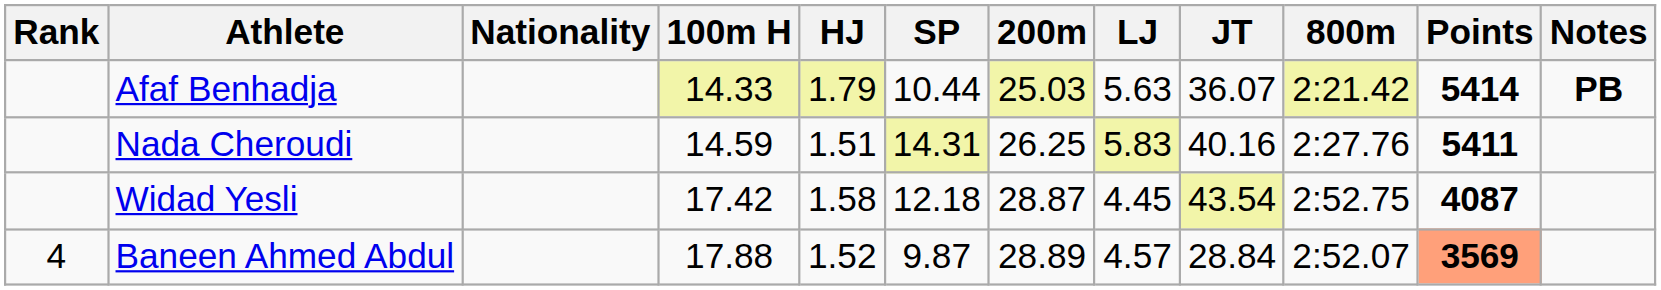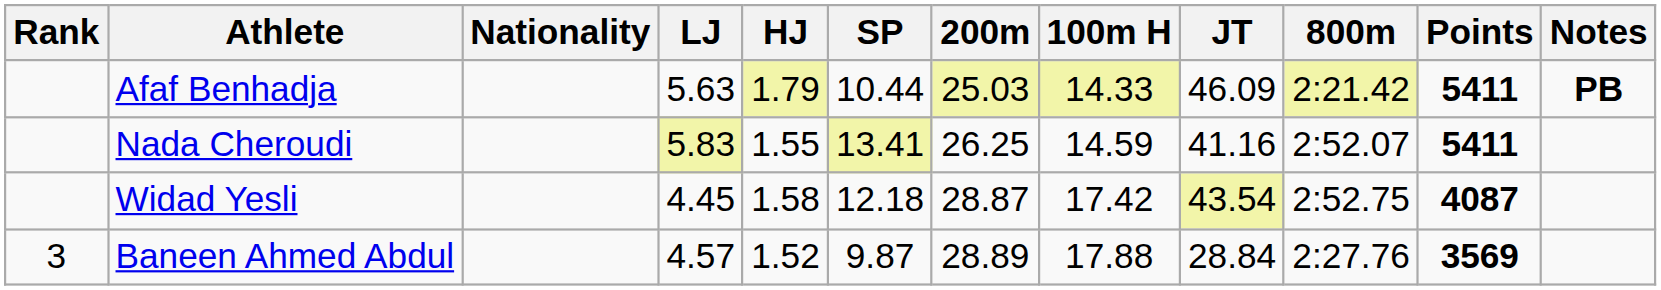columns swapped: (729, 32) <-> (1138, 32)
(1232, 88) 36.07 -> (1232, 88) 46.09
(1480, 88) 5414 -> (1480, 88) 5411
(842, 144) 1.51 -> (785, 144) 1.55
(937, 144) 14.31 -> (880, 144) 13.41
(1232, 144) 40.16 -> (1232, 144) 41.16
(1351, 144) 2:27.76 -> (1351, 144) 2:52.07
(56, 255) 4 -> (56, 255) 3
(1351, 255) 2:52.07 -> (1351, 255) 2:27.76
(1480, 255) lightsalmon background -> (1480, 255) no background
